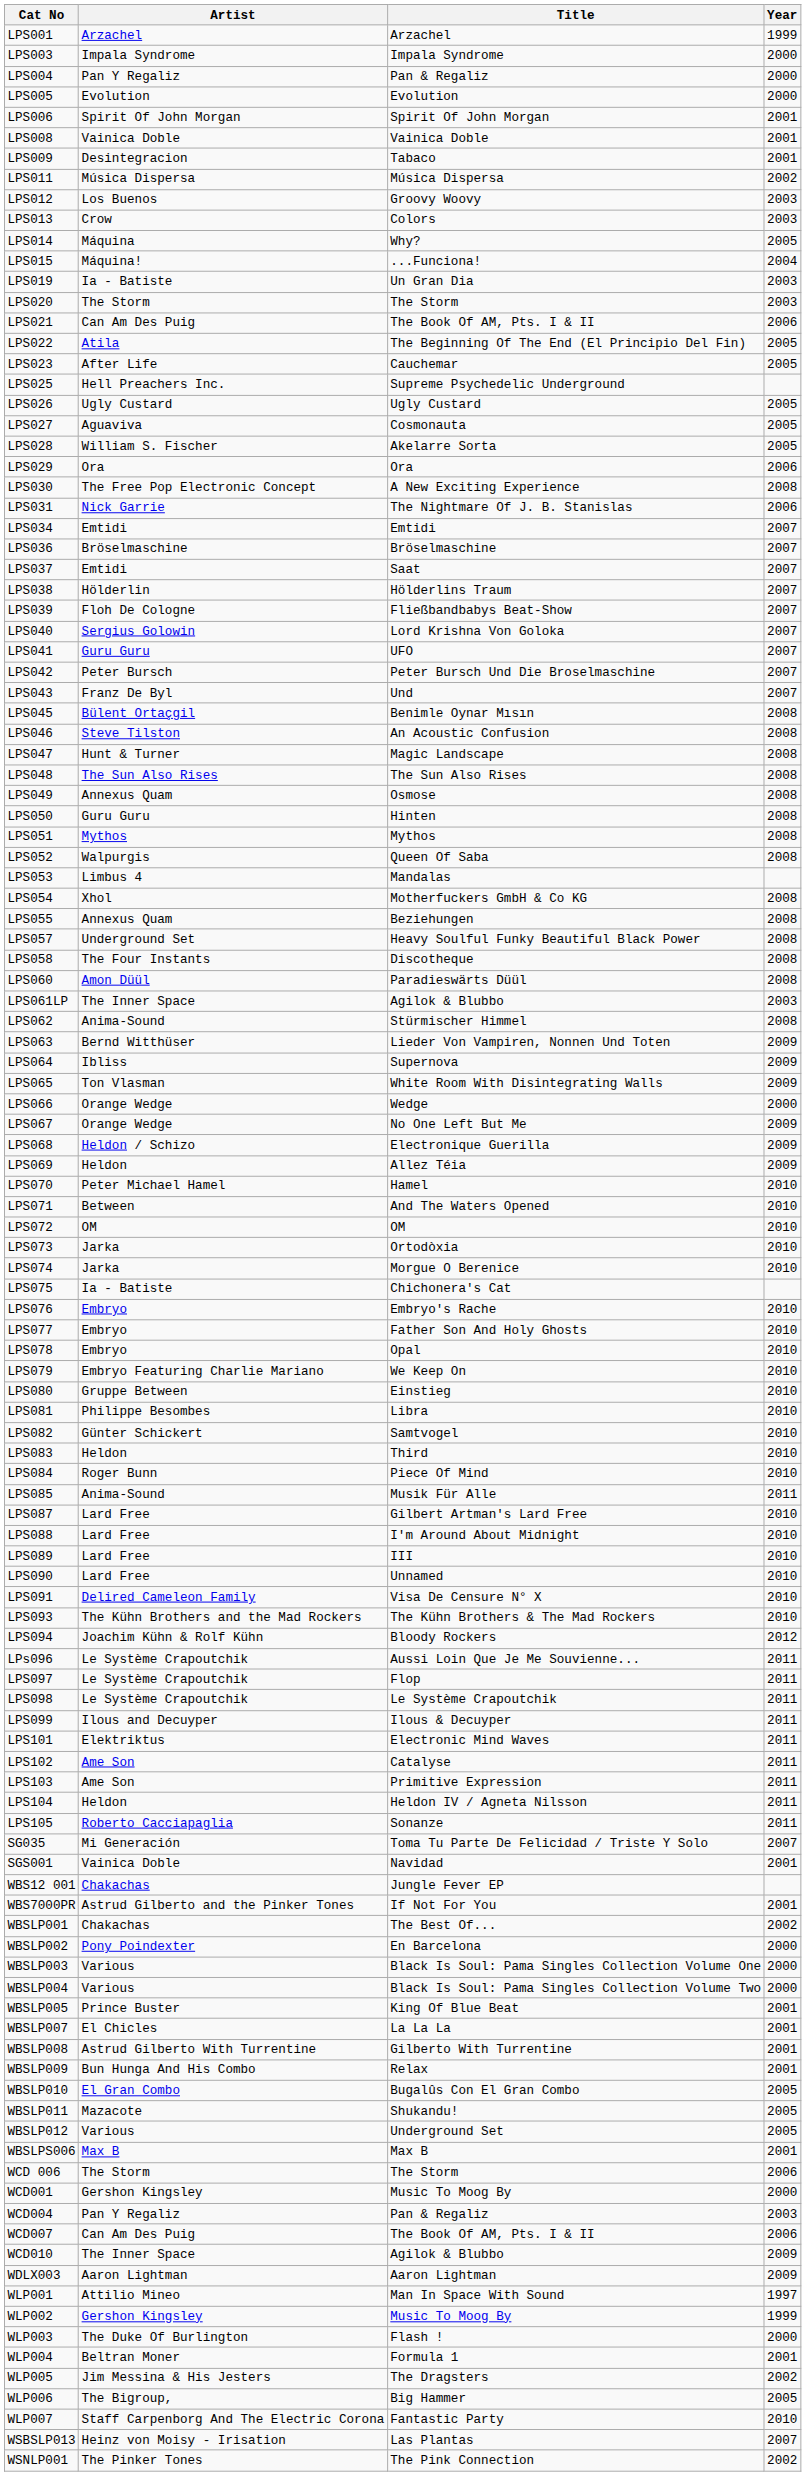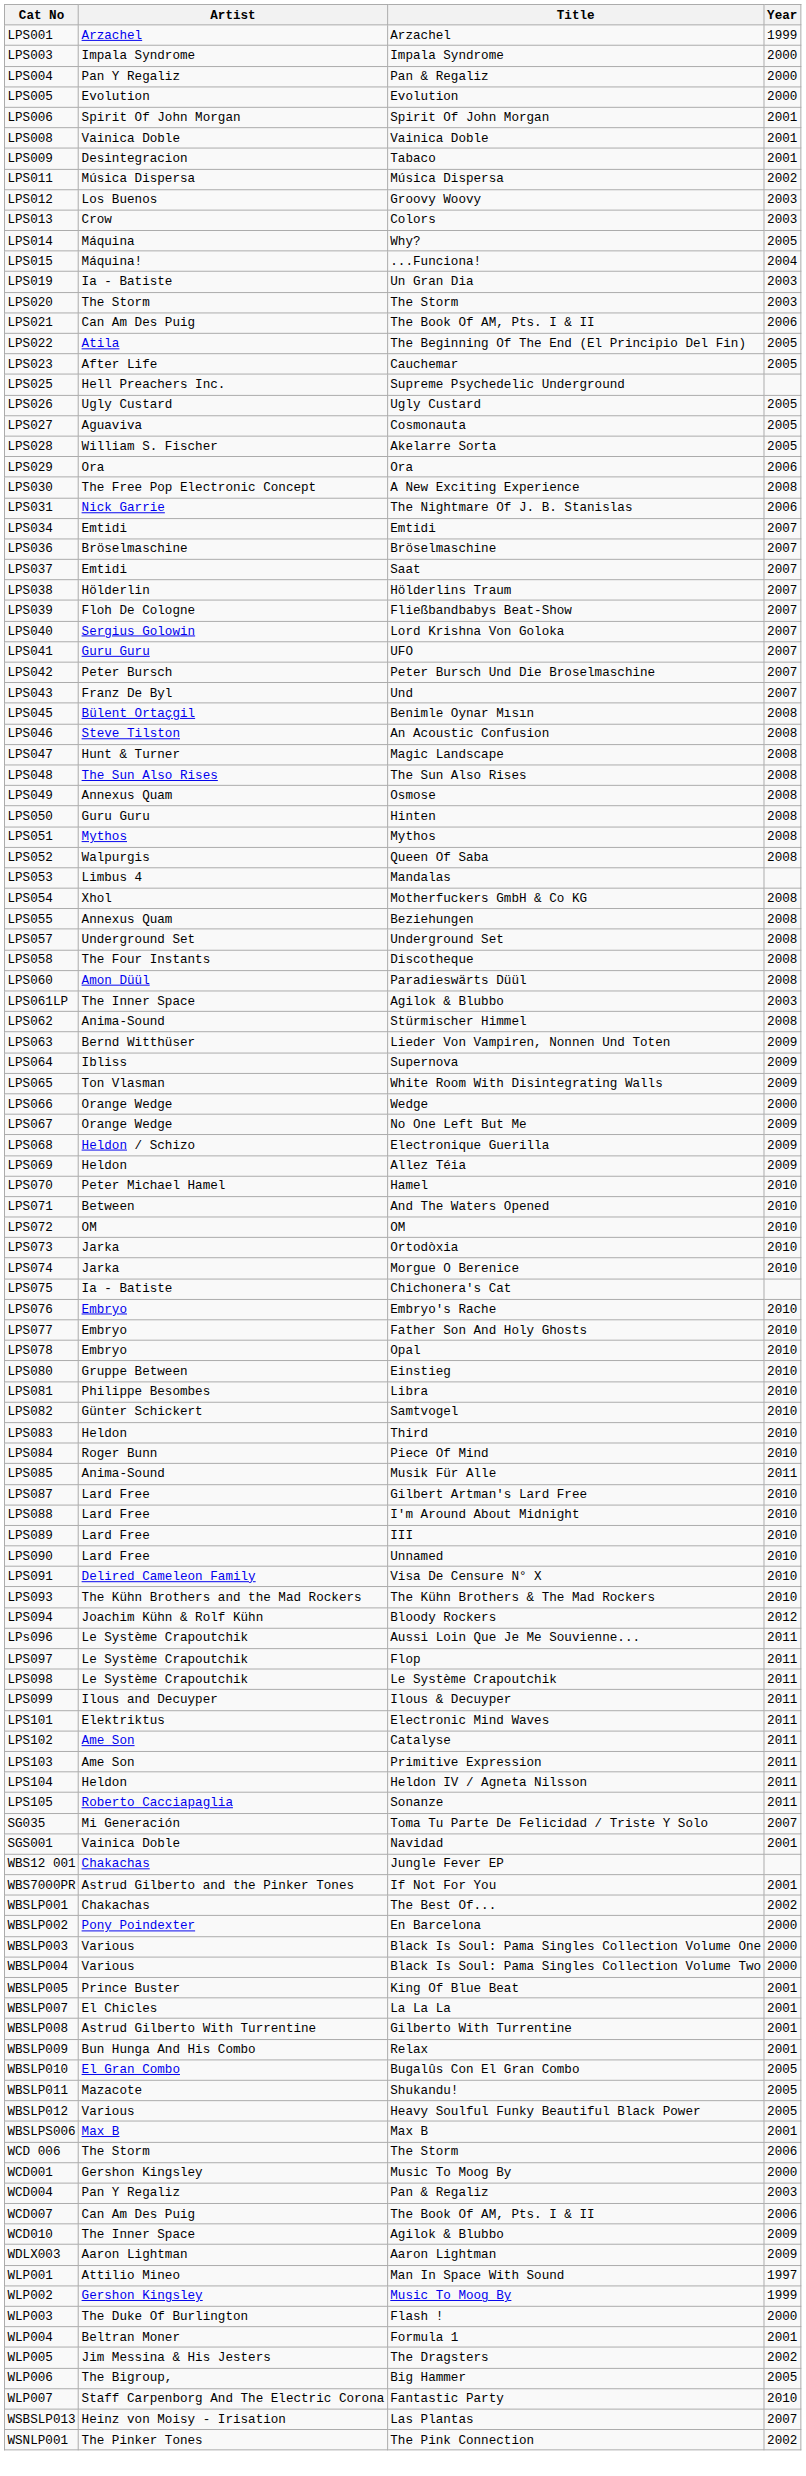(545, 940) Heavy Soulful Funky Beautiful Black Power -> (447, 940) Underground Set
- row: (30, 1371)
(447, 2132) Underground Set -> (545, 2111) Heavy Soulful Funky Beautiful Black Power
